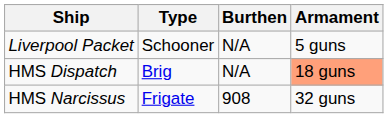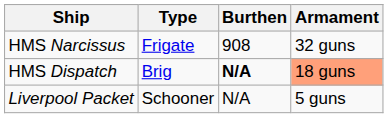rows swapped: (67, 98) <-> (71, 44)
(236, 71) normal -> (237, 71) bold
